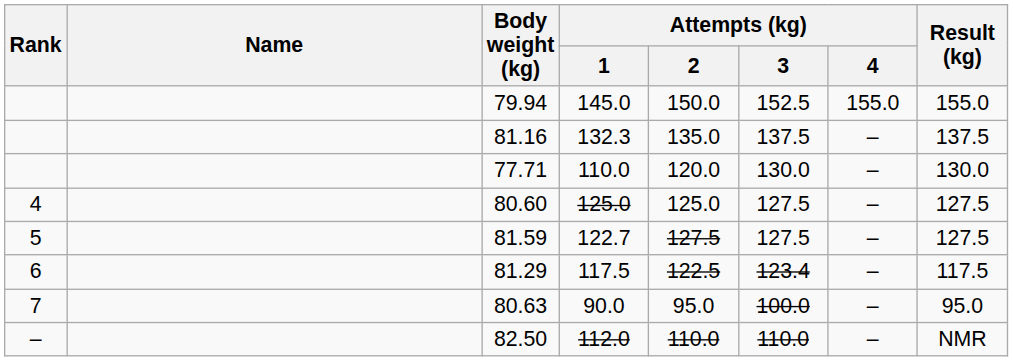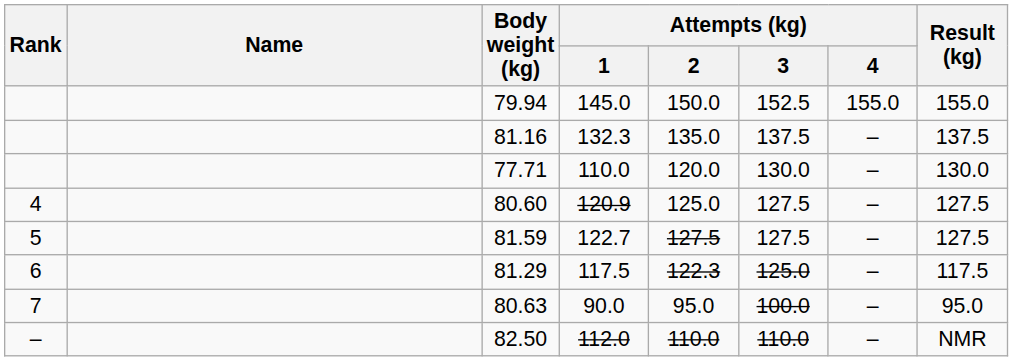(604, 204) 125.0 -> (604, 204) 120.9
(694, 271) 122.5 -> (694, 271) 122.3
(783, 271) 123.4 -> (783, 271) 125.0
